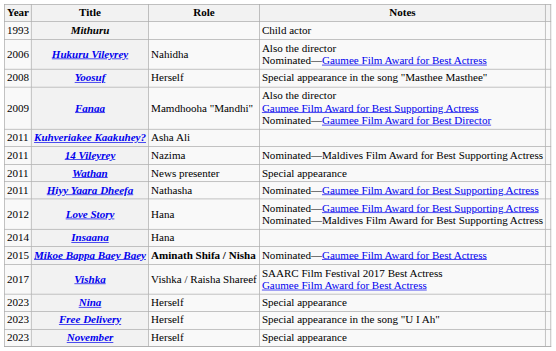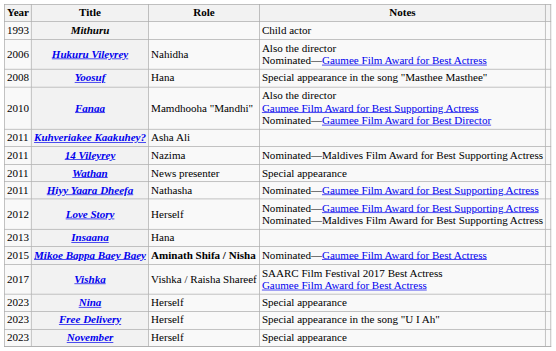(167, 78) Herself -> (163, 78) Hana
(18, 108) 2009 -> (18, 108) 2010
(163, 214) Hana -> (167, 214) Herself
(18, 238) 2014 -> (18, 238) 2013
